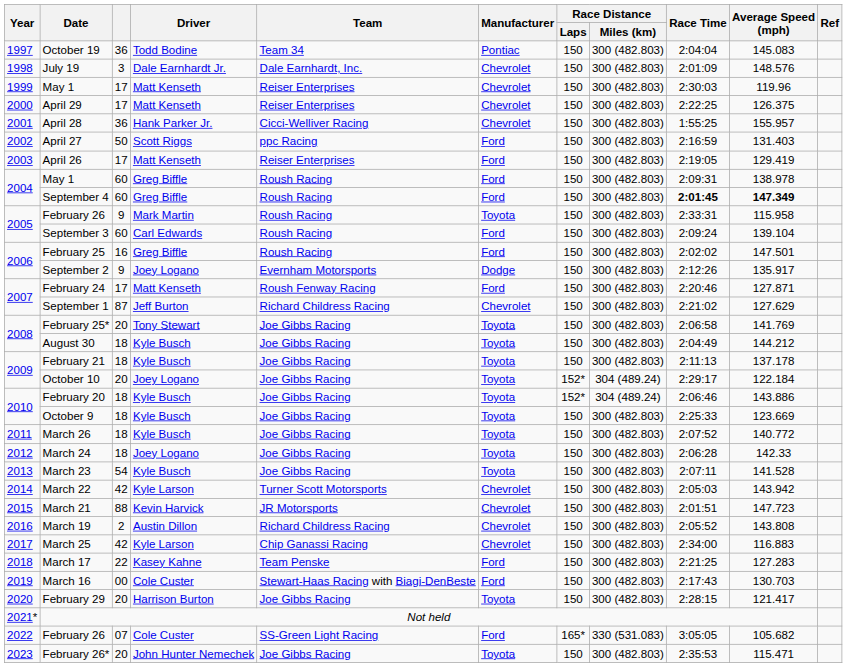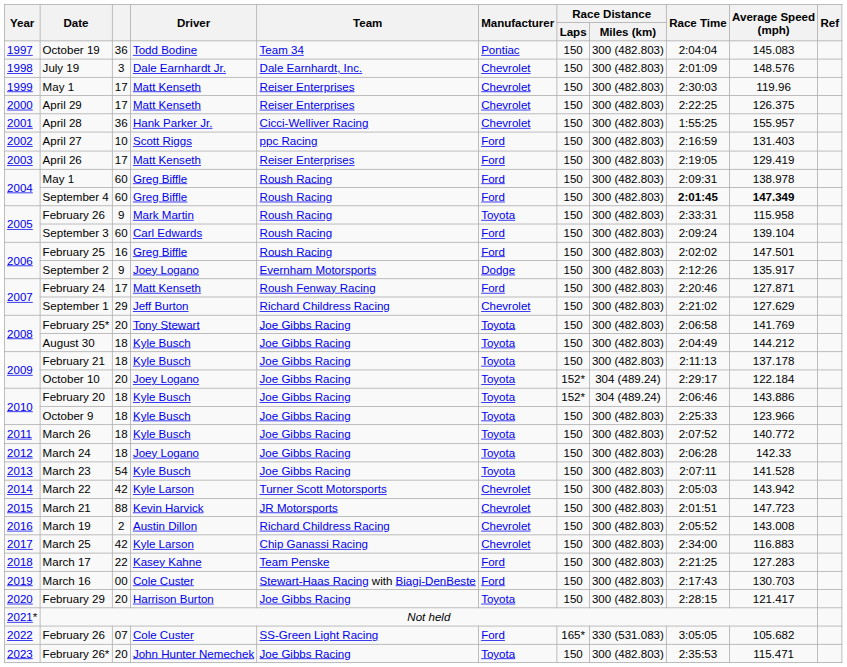(121, 142) 50 -> (121, 142) 10
(121, 306) 87 -> (121, 306) 29
(774, 416) 123.669 -> (774, 416) 123.966
(774, 526) 143.808 -> (774, 526) 143.008
